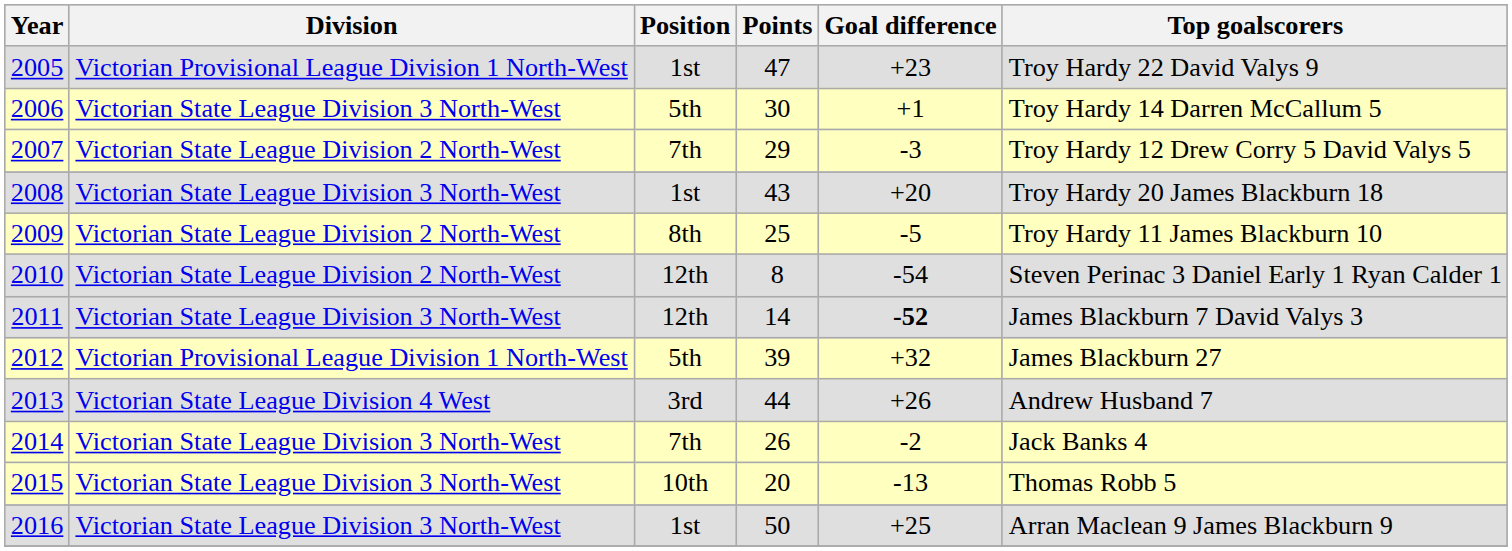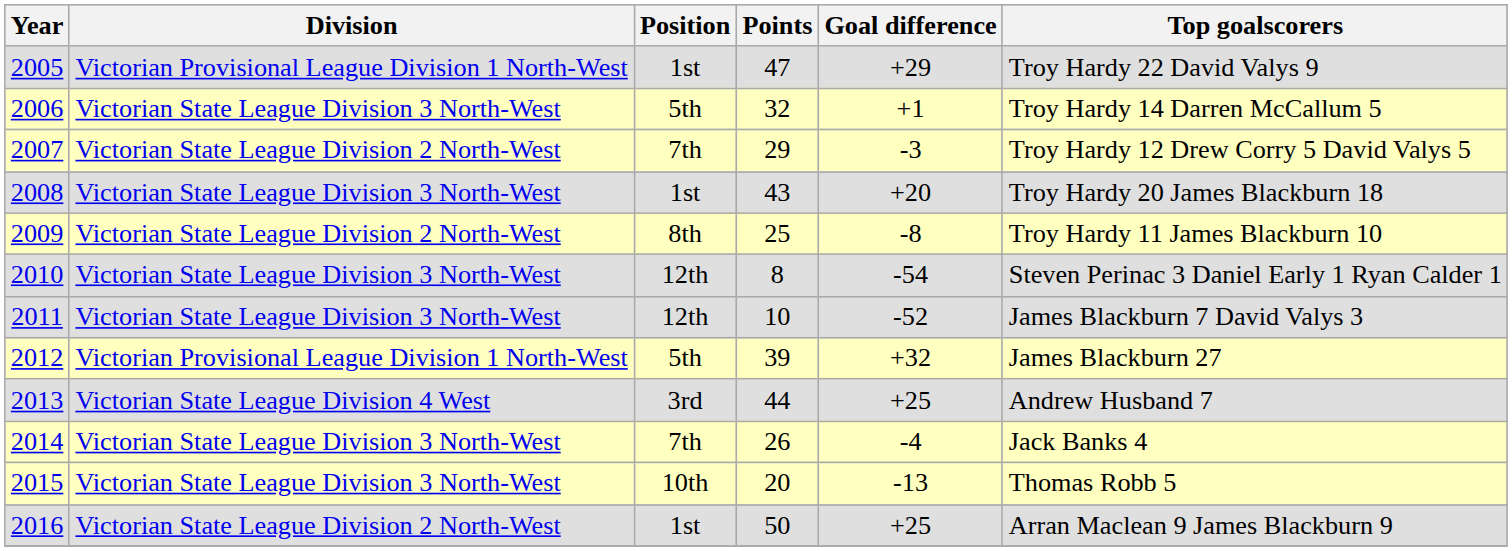(911, 66) +23 -> (911, 66) +29
(777, 108) 30 -> (777, 108) 32
(911, 233) -5 -> (911, 233) -8
(318, 274) Victorian State League Division 2 North-West -> (318, 274) Victorian State League Division 3 North-West
(777, 316) 14 -> (777, 316) 10
(911, 316) bold -> (911, 316) normal
(911, 399) +26 -> (911, 399) +25
(911, 441) -2 -> (911, 441) -4
(318, 524) Victorian State League Division 3 North-West -> (318, 524) Victorian State League Division 2 North-West
